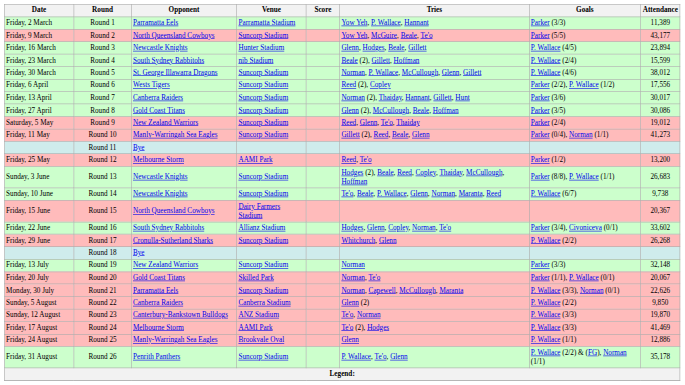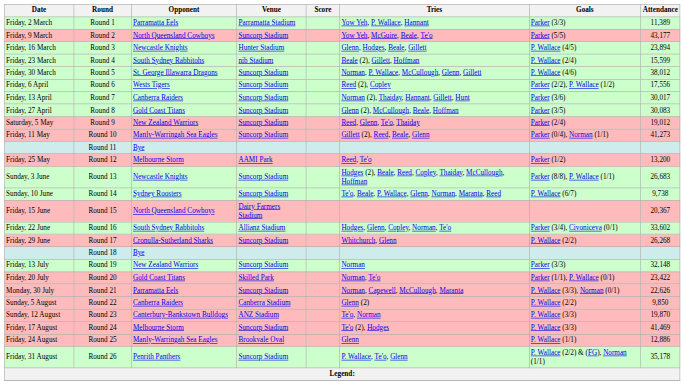(660, 110) 30,086 -> (660, 110) 30,083
(160, 194) Newcastle Knights -> (157, 194) Sydney Roosters
(660, 278) 20,067 -> (660, 278) 23,422
(256, 327) AAMI Park -> (263, 327) Suncorp Stadium
